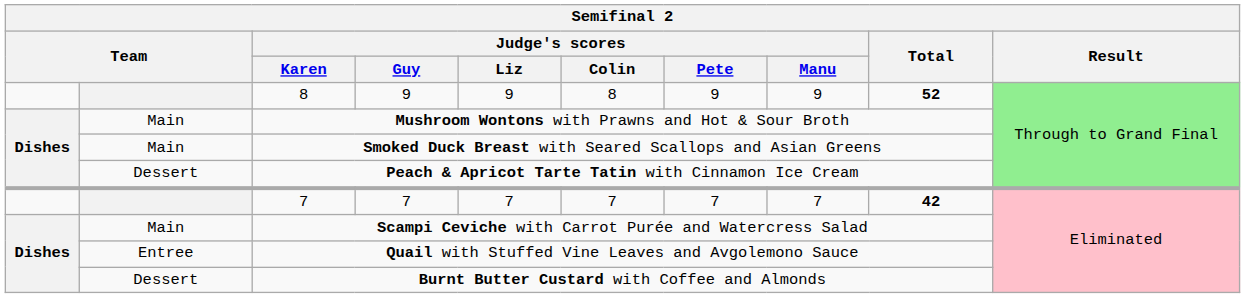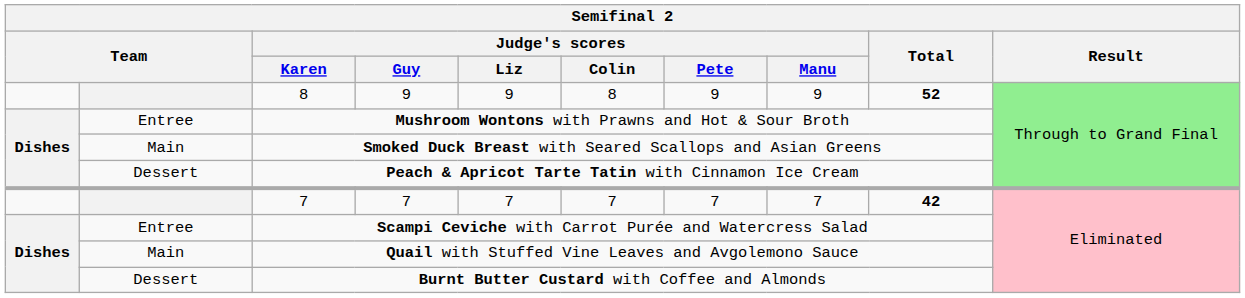(166, 121) Main -> (166, 121) Entree
(166, 228) Main -> (166, 228) Entree
(166, 253) Entree -> (166, 253) Main
